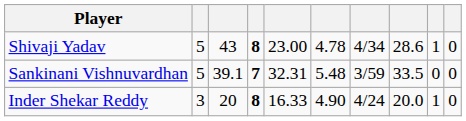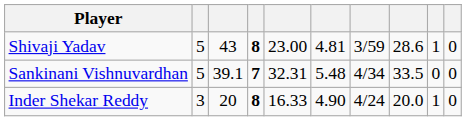(331, 45) 4.78 -> (331, 45) 4.81
(369, 45) 4/34 -> (369, 45) 3/59
(369, 73) 3/59 -> (369, 73) 4/34
